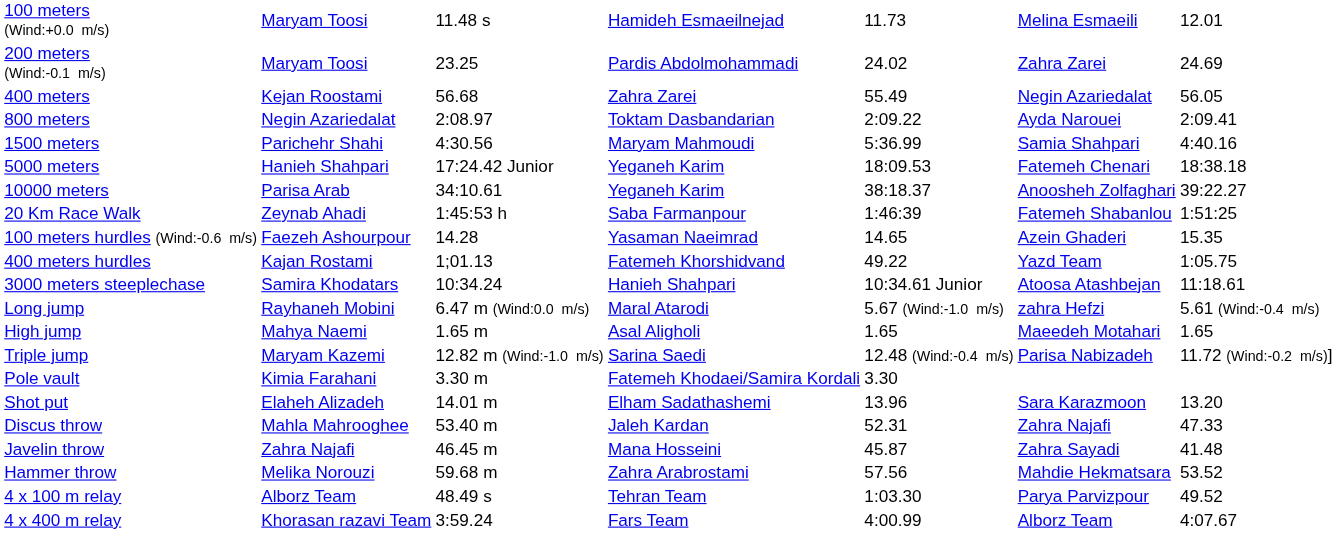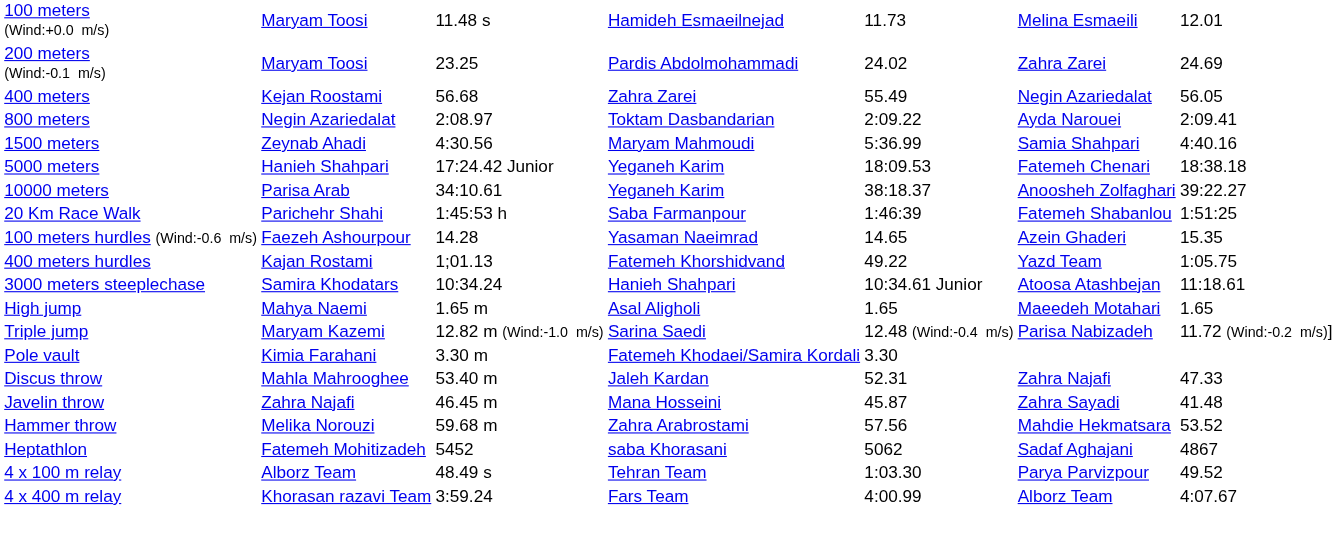(322, 143) Parichehr Shahi -> (314, 143) Zeynab Ahadi
(314, 214) Zeynab Ahadi -> (322, 214) Parichehr Shahi
- row: (44, 308)
- row: (36, 402)
+ row: (46, 449)
